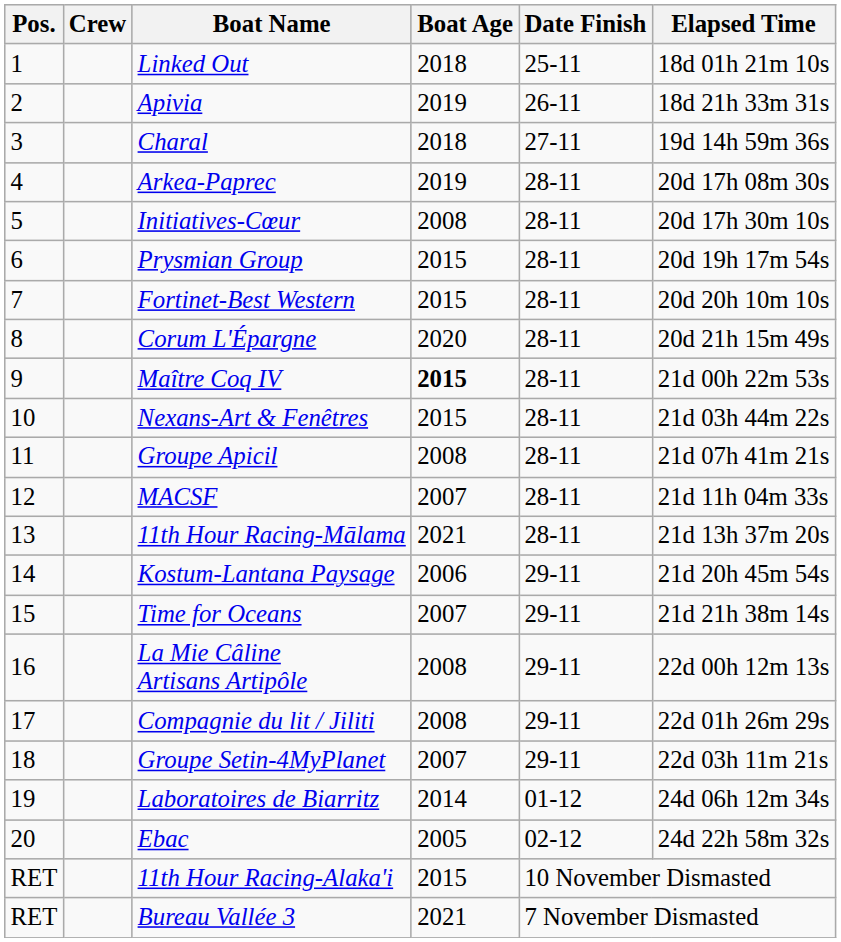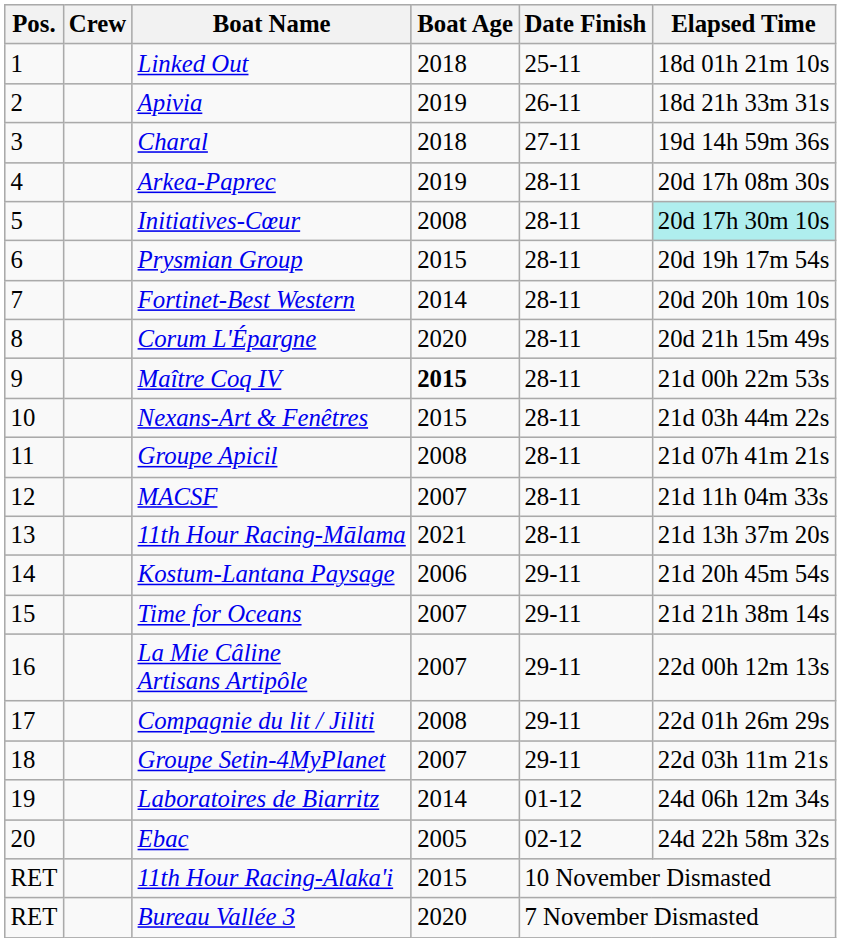(744, 220) no background -> (744, 220) paleturquoise background
(442, 299) 2015 -> (442, 299) 2014
(442, 667) 2008 -> (442, 667) 2007
(442, 917) 2021 -> (442, 917) 2020
